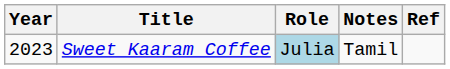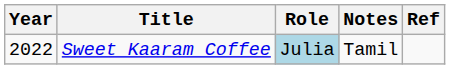(31, 50) 2023 -> (31, 50) 2022
